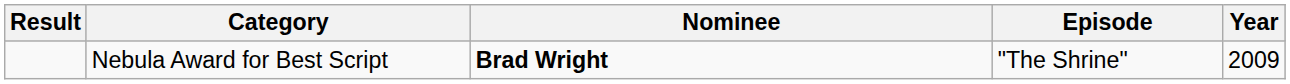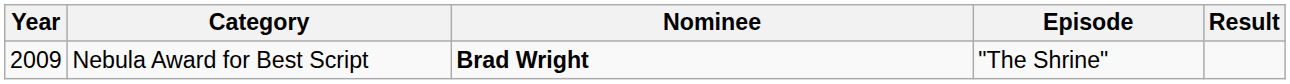columns swapped: (1254, 22) <-> (46, 22)
